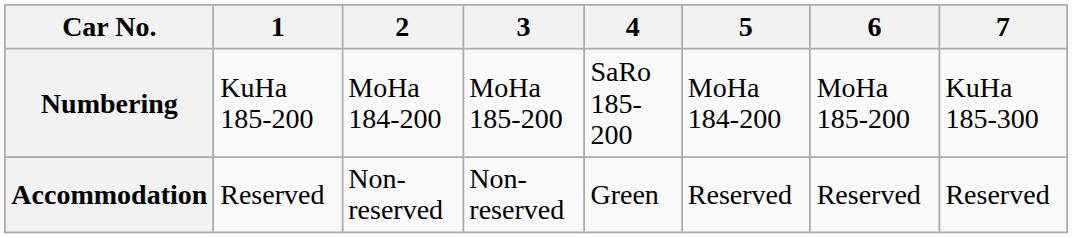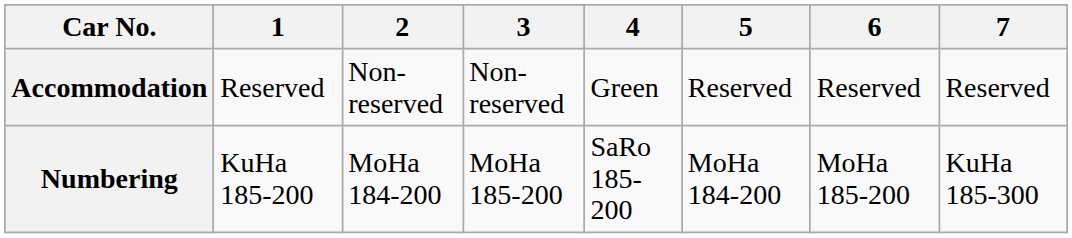rows swapped: (109, 102) <-> (109, 194)
